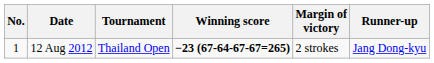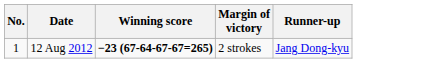- column: (134, 21)
